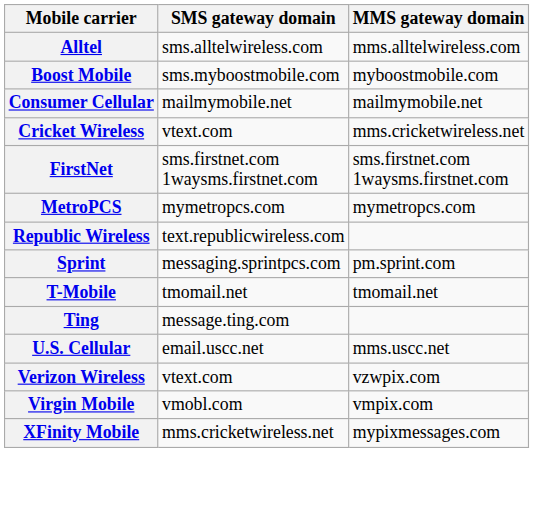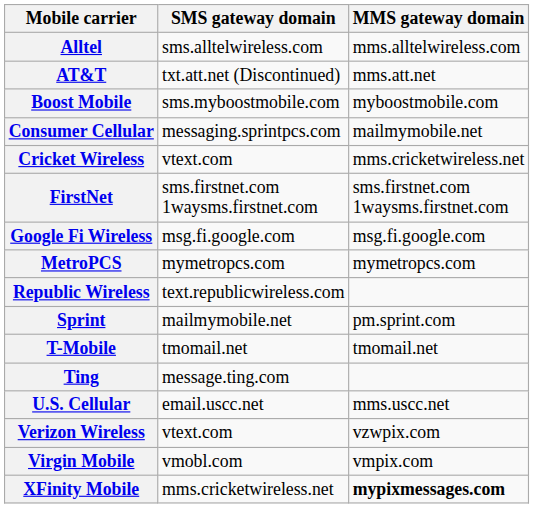+ row: (81, 74)
(227, 103) mailmymobile.net -> (251, 131) messaging.sprintpcs.com
+ row: (81, 235)
(251, 263) messaging.sprintpcs.com -> (227, 320) mailmymobile.net
(426, 432) normal -> (429, 489) bold
